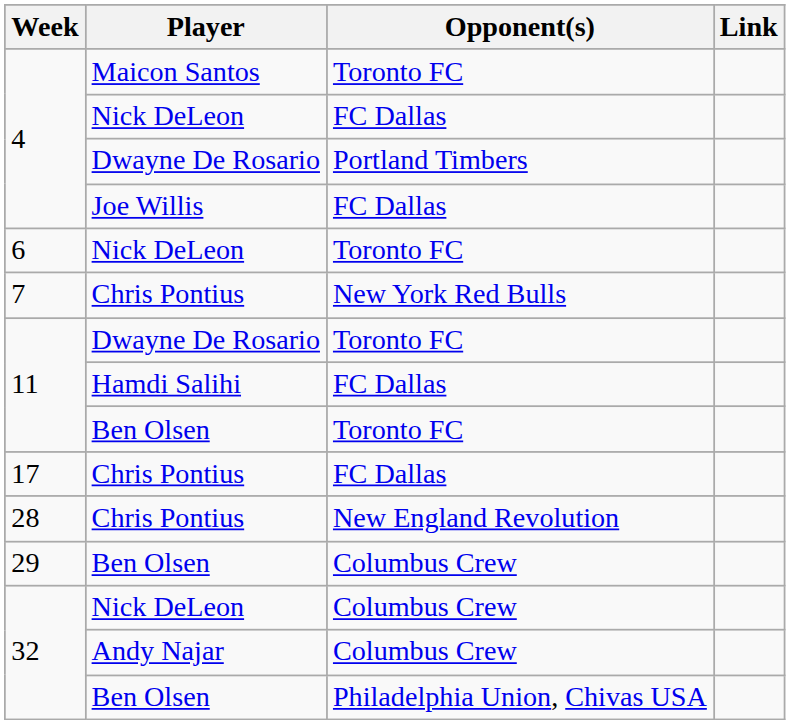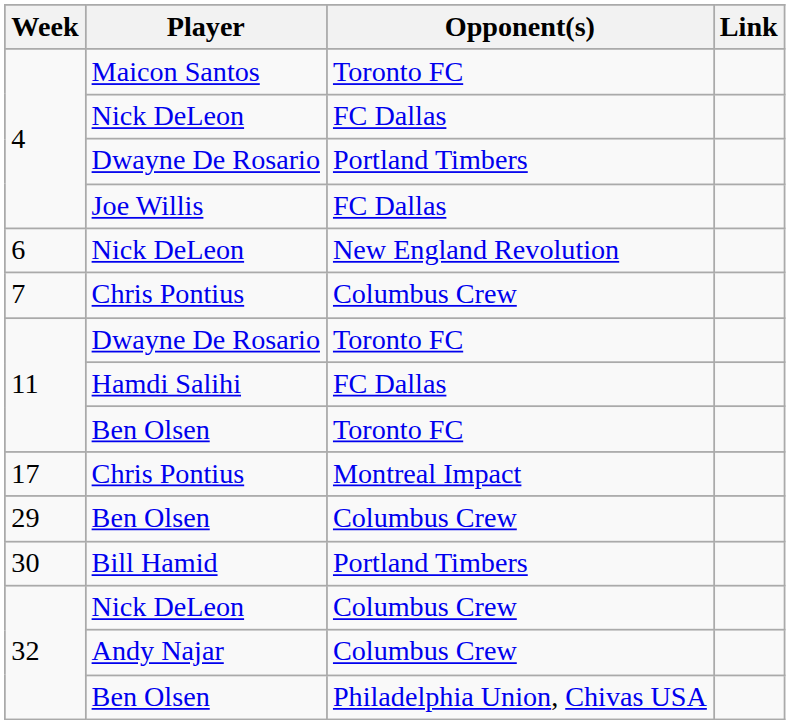(398, 250) Toronto FC -> (476, 250) New England Revolution
(450, 294) New York Red Bulls -> (425, 294) Columbus Crew
(390, 473) FC Dallas -> (427, 473) Montreal Impact
- row: (25, 518)
+ row: (25, 562)
